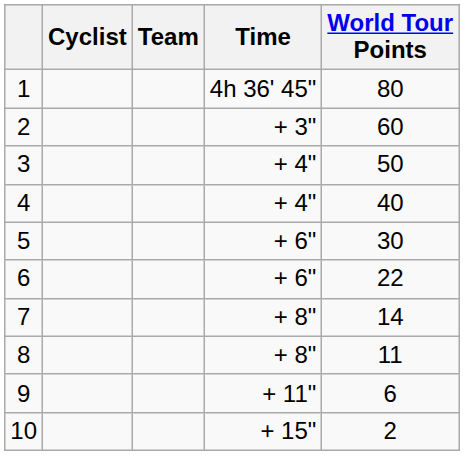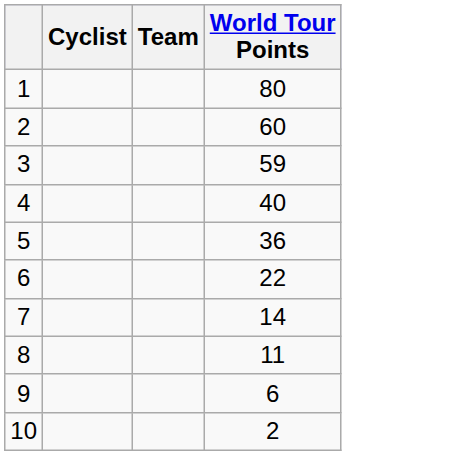- column: (263, 37)
(390, 164) 50 -> (273, 164) 59
(390, 240) 30 -> (273, 240) 36
